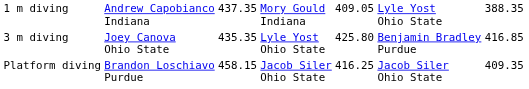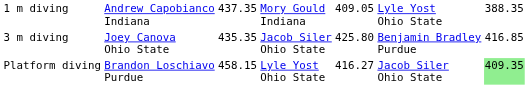(293, 43) Lyle Yost Ohio State -> (296, 43) Jacob Siler Ohio State
(296, 71) Jacob Siler Ohio State -> (293, 71) Lyle Yost Ohio State
(355, 65) 416.25 -> (355, 65) 416.27
(504, 65) no background -> (504, 65) lightgreen background
